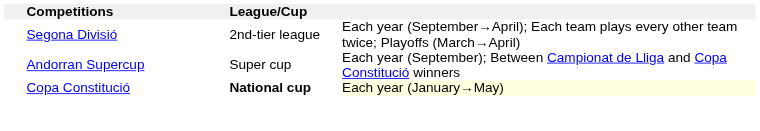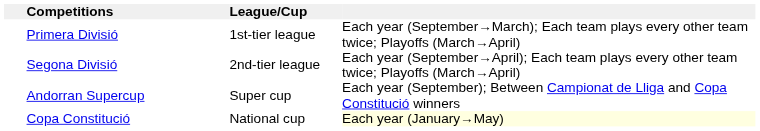+ row: (72, 34)
(270, 88) bold -> (267, 118) normal
